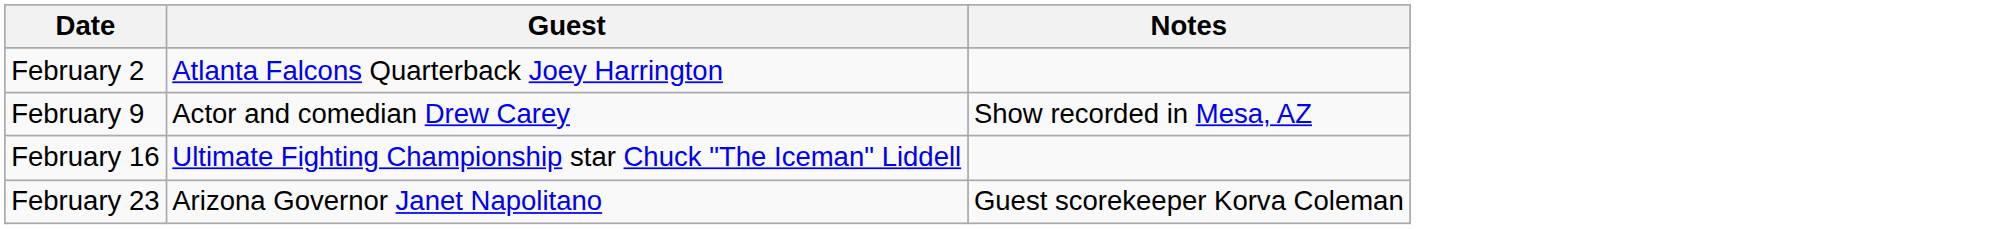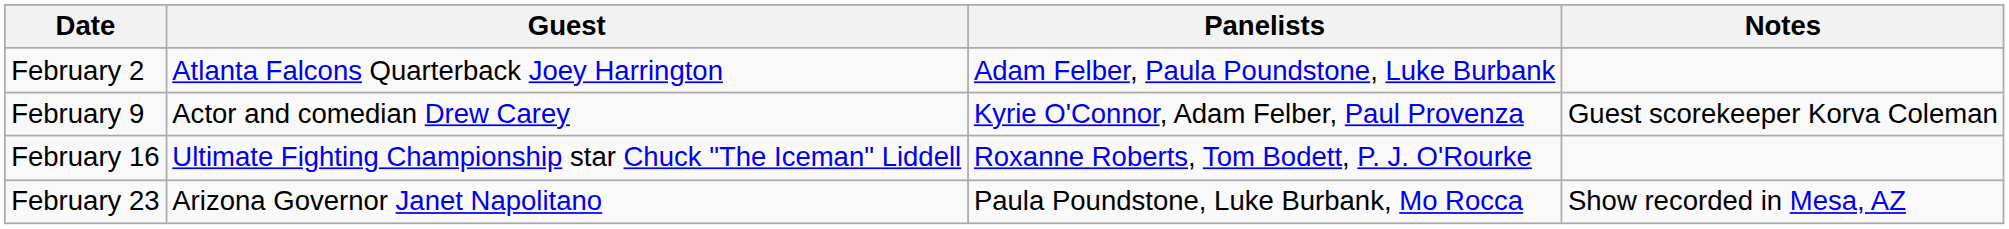+ column: (1265, 26)
(1143, 113) Show recorded in Mesa, AZ -> (1783, 113) Guest scorekeeper Korva Coleman
(1189, 200) Guest scorekeeper Korva Coleman -> (1737, 200) Show recorded in Mesa, AZ
